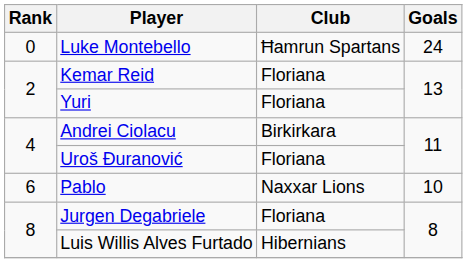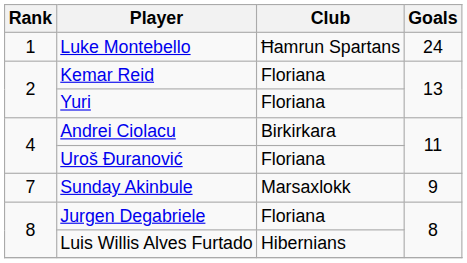(30, 46) 0 -> (30, 46) 1
- row: (83, 187)
+ row: (126, 187)
